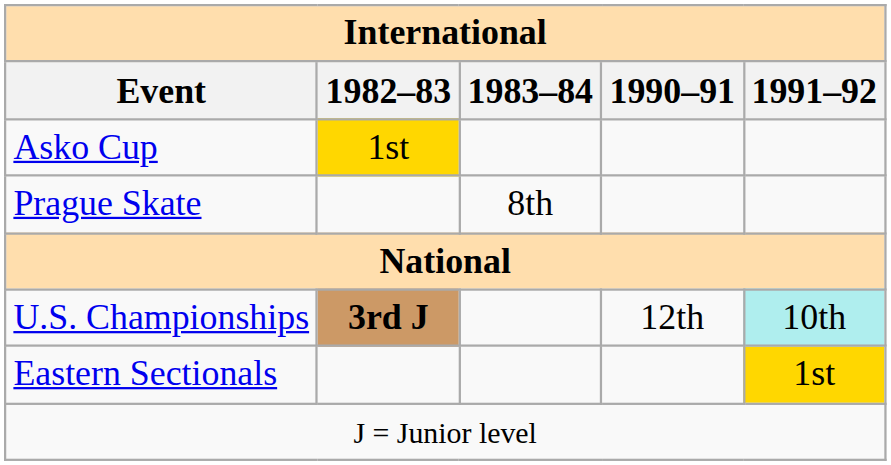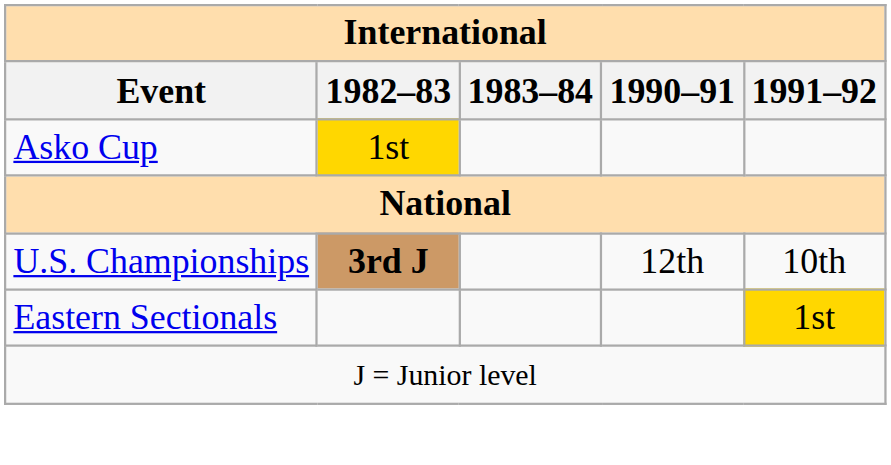- row: (107, 203)
(814, 317) paleturquoise background -> (814, 260) no background
